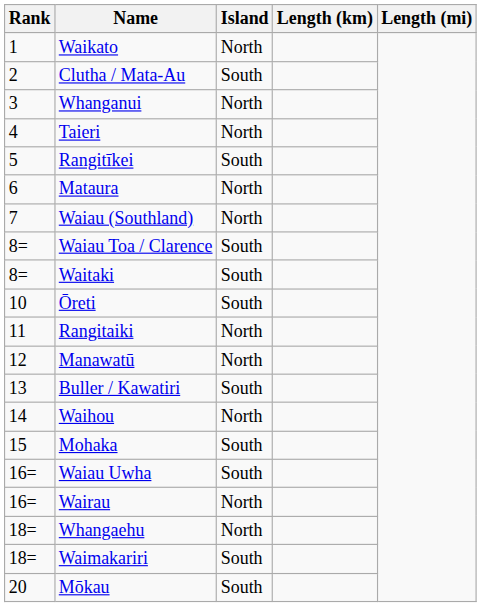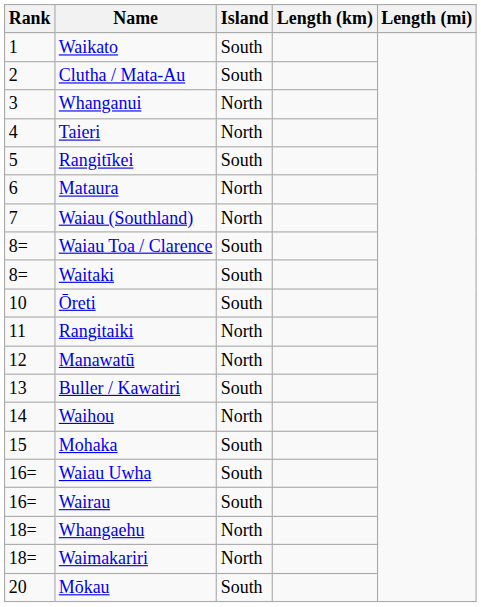(242, 47) North -> (242, 47) South
(242, 501) North -> (242, 501) South
(242, 558) South -> (242, 558) North
